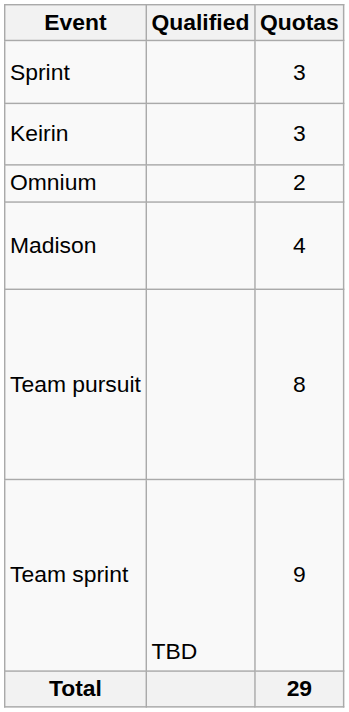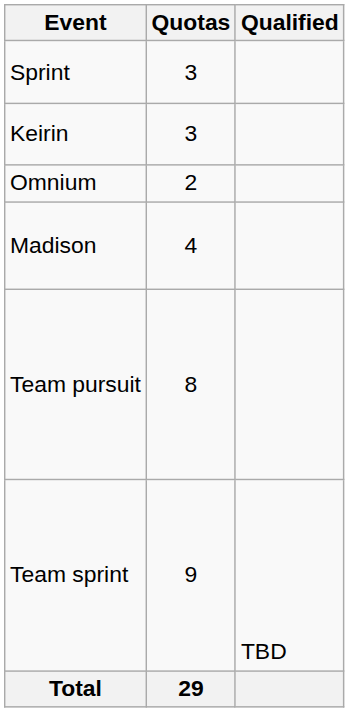columns swapped: (299, 22) <-> (200, 22)
